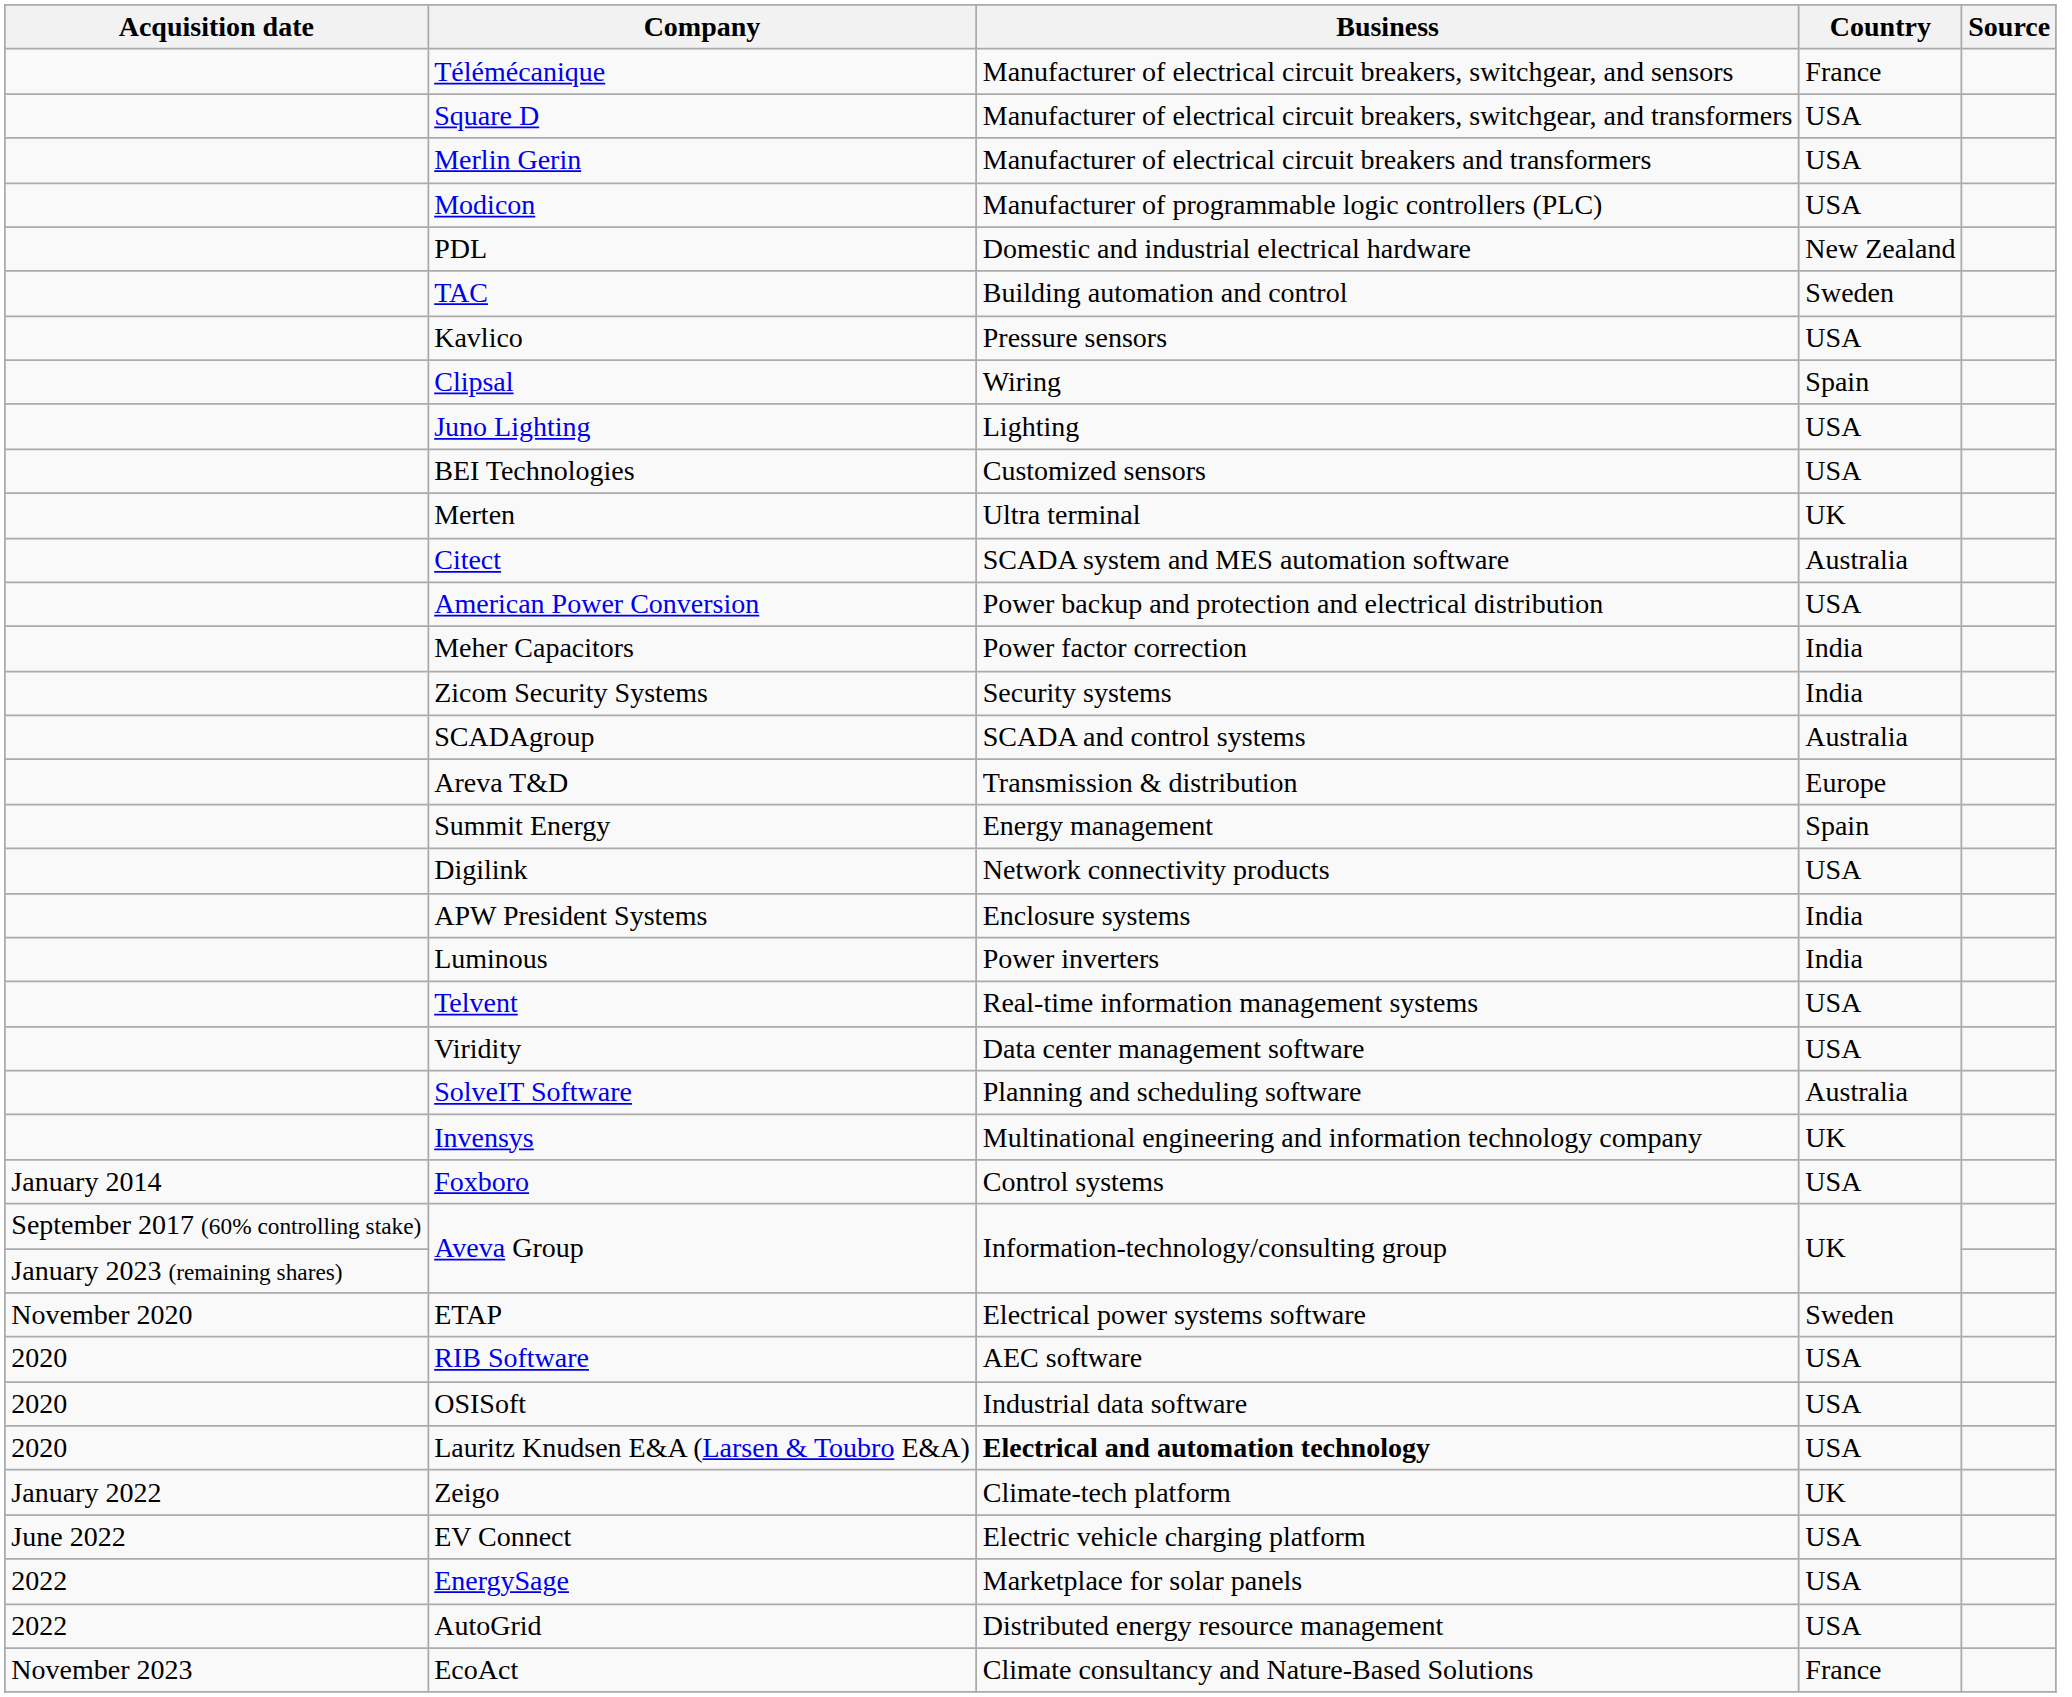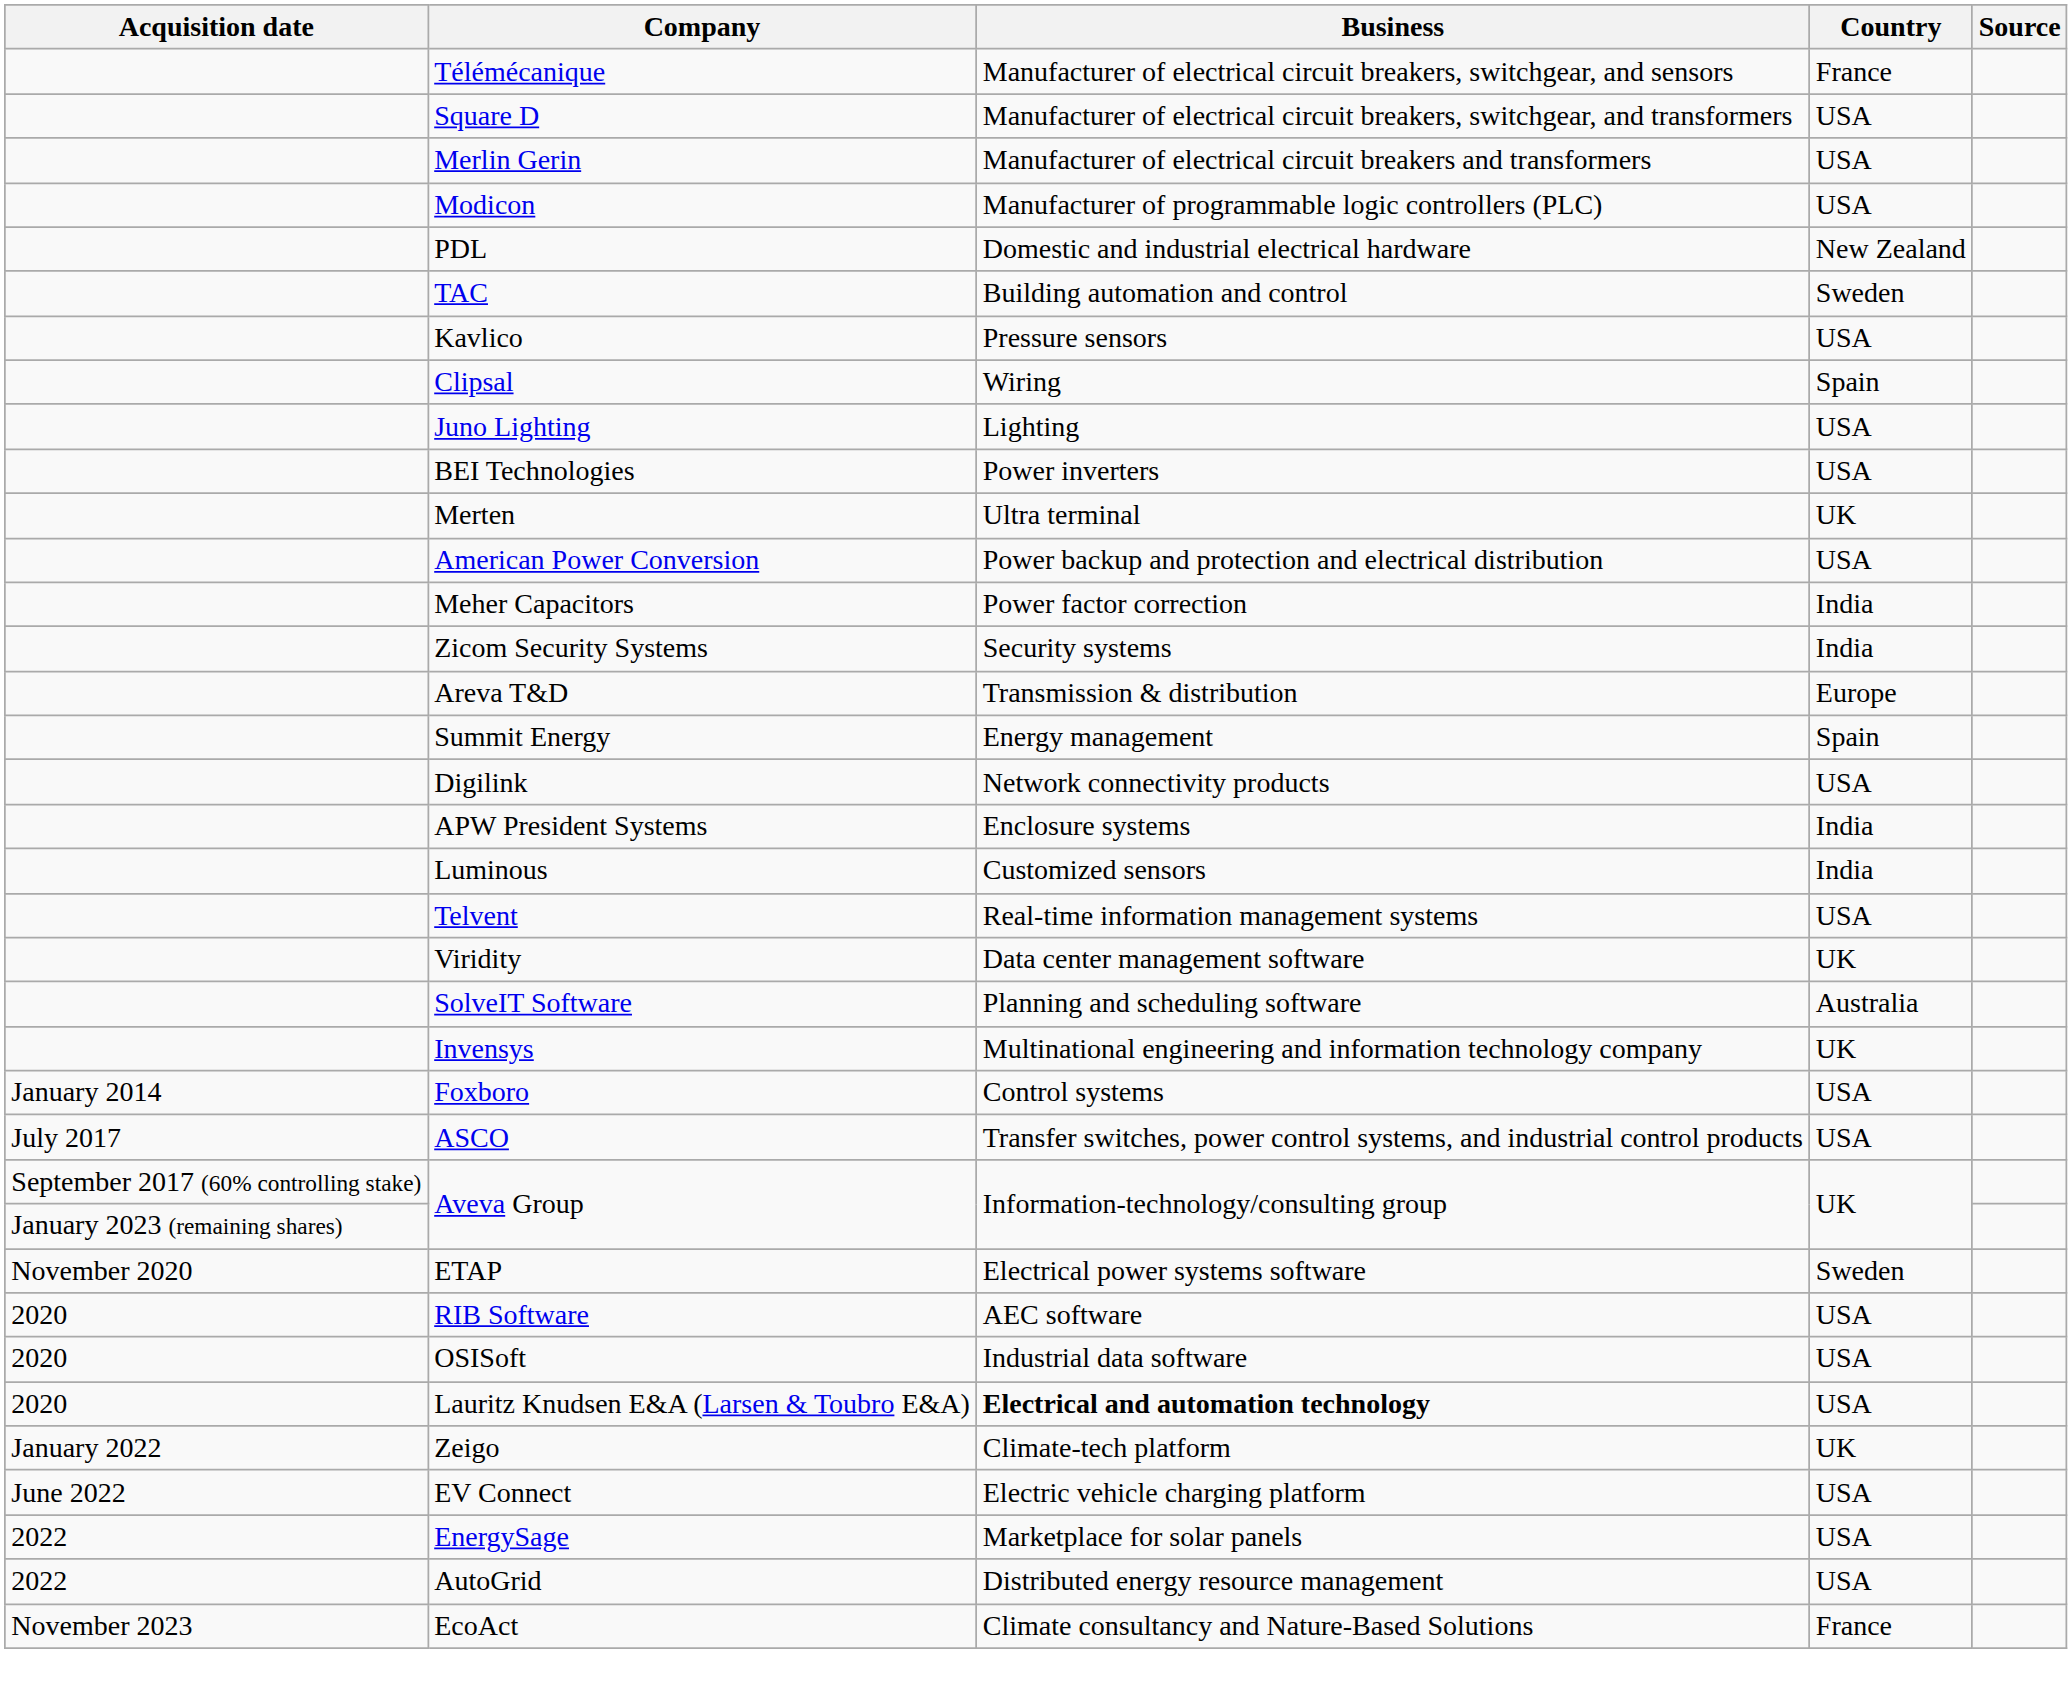(1094, 470) Customized sensors -> (1071, 470) Power inverters
- row: (216, 560)
- row: (216, 738)
(1071, 959) Power inverters -> (1094, 870) Customized sensors
(1833, 1048) USA -> (1836, 959) UK
+ row: (66, 1136)
